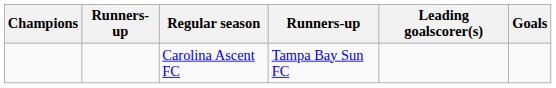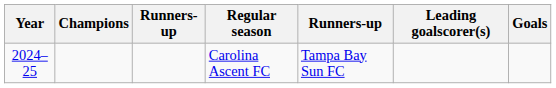+ column: (30, 24)
